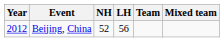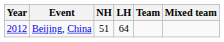(104, 28) 52 -> (104, 28) 51
(124, 28) 56 -> (124, 28) 64
